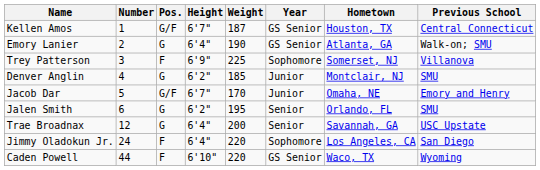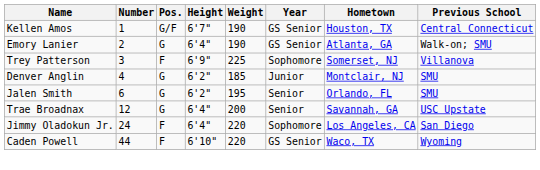(237, 29) 187 -> (237, 29) 190
- row: (34, 93)
